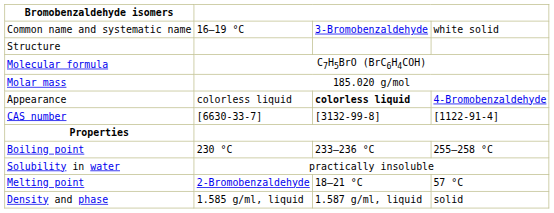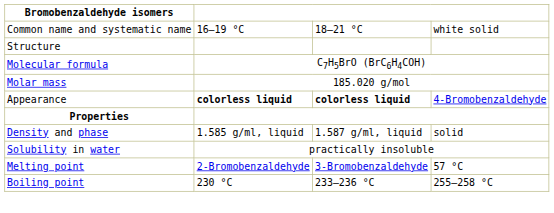(372, 29) 3-Bromobenzaldehyde -> (339, 29) 18–21 °C
(244, 99) normal -> (244, 99) bold
- row: (37, 116)
rows swapped: (58, 199) <-> (46, 149)
(339, 183) 18–21 °C -> (372, 166) 3-Bromobenzaldehyde
